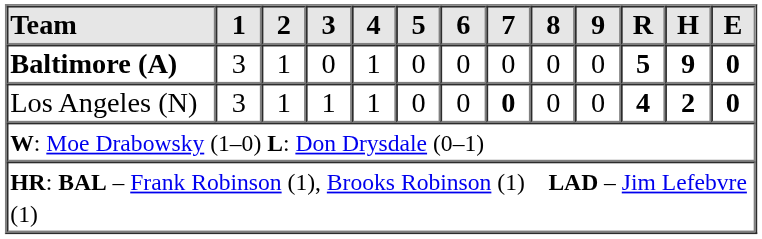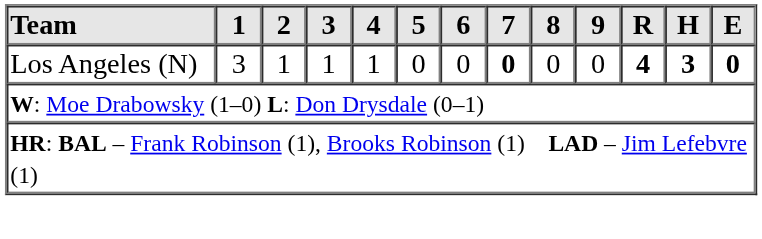- row: (94, 63)
(688, 102) 2 -> (688, 63) 3
